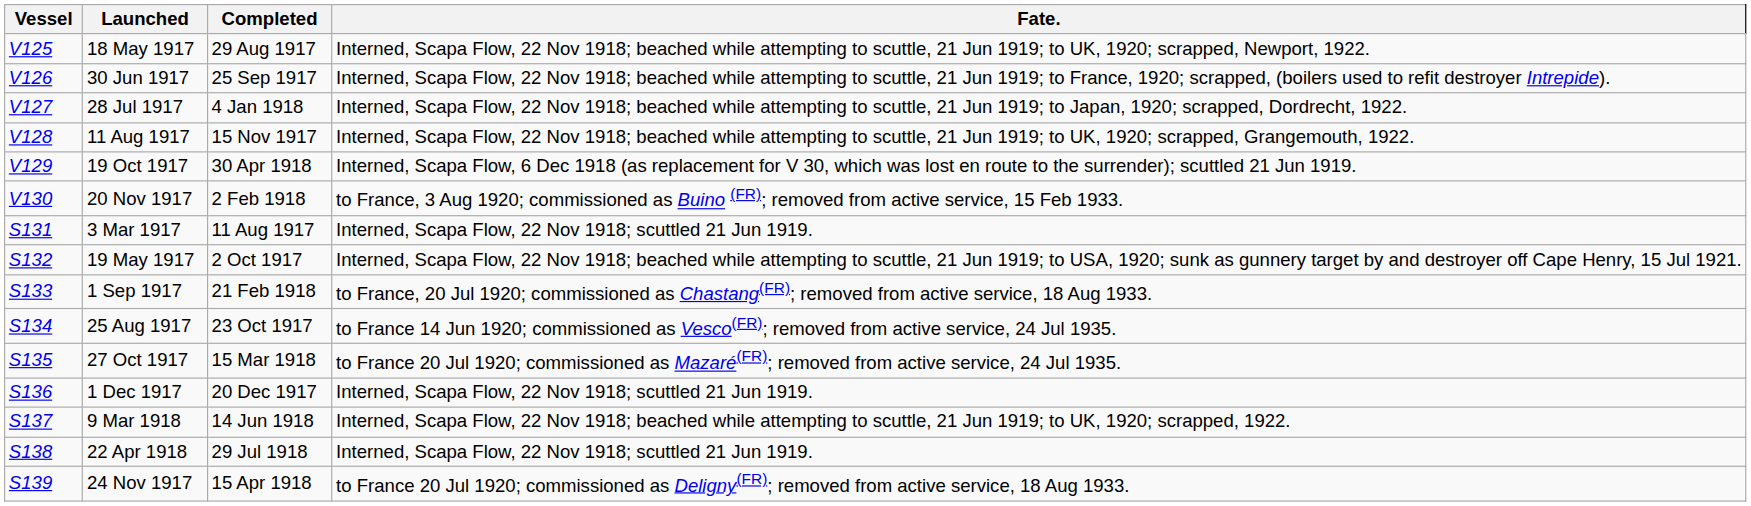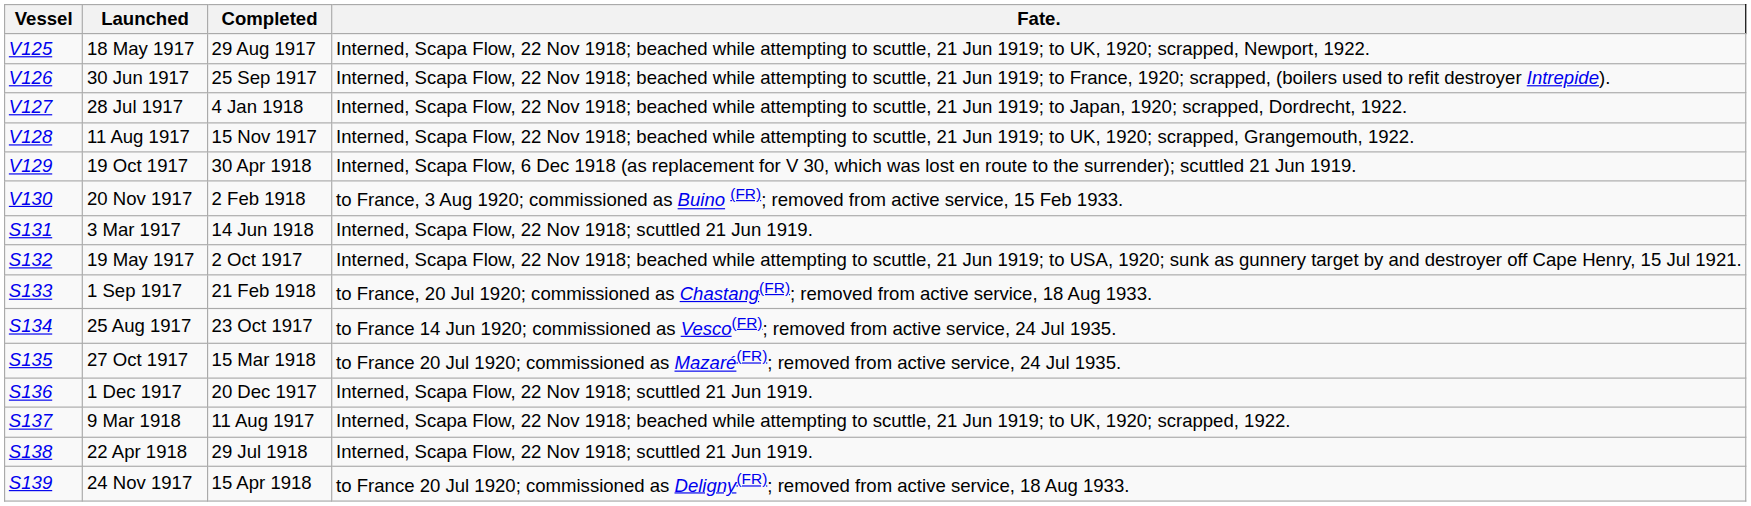(263, 230) 11 Aug 1917 -> (263, 230) 14 Jun 1918
(263, 421) 14 Jun 1918 -> (263, 421) 11 Aug 1917
